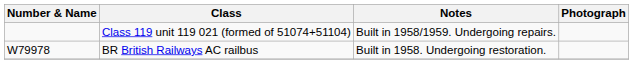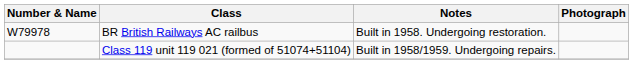rows swapped: (226, 31) <-> (180, 50)
